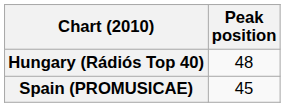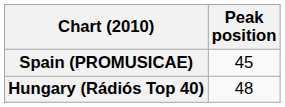rows swapped: (106, 62) <-> (106, 89)
